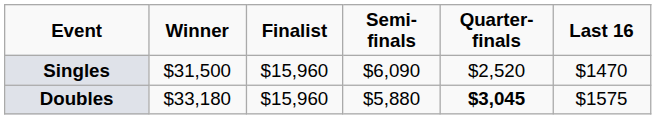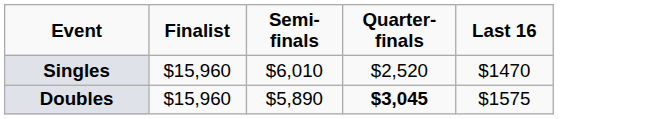- column: (197, 30)
(392, 70) $6,090 -> (294, 70) $6,010
(392, 100) $5,880 -> (294, 100) $5,890
